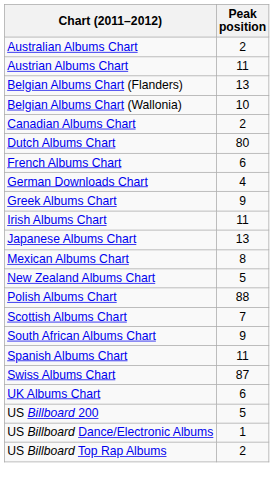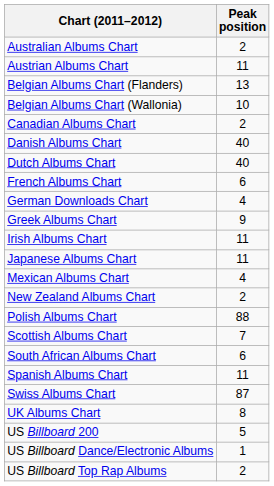+ row: (64, 143)
(243, 143) 80 -> (243, 162) 40
(243, 239) 13 -> (243, 259) 11
(243, 259) 8 -> (243, 278) 4
(243, 278) 5 -> (243, 297) 2
(243, 336) 9 -> (243, 355) 6
(243, 394) 6 -> (243, 413) 8
